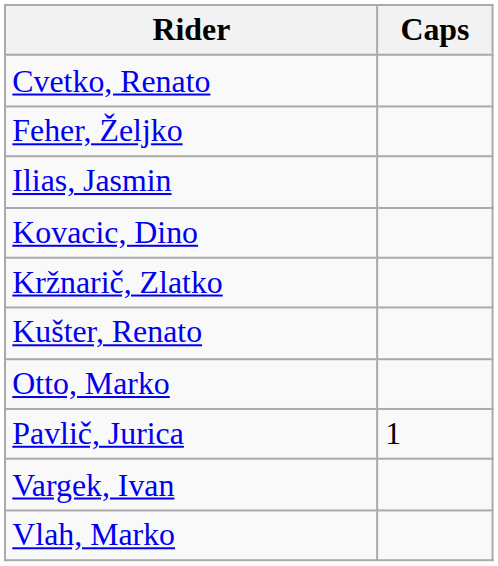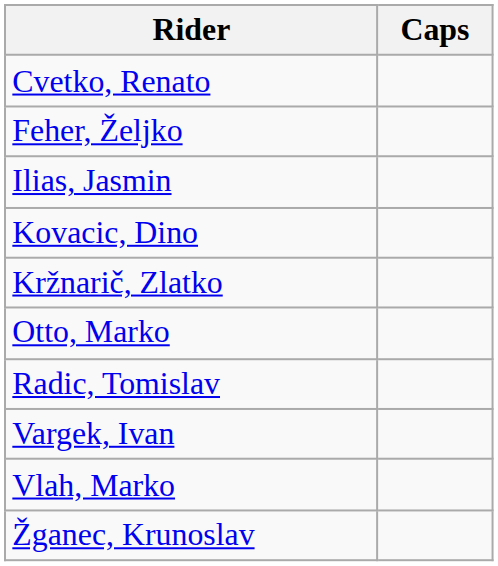- row: (107, 332)
- row: (98, 433)
+ row: (116, 383)
+ row: (133, 534)
